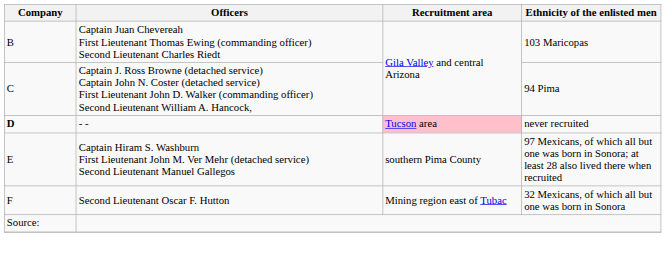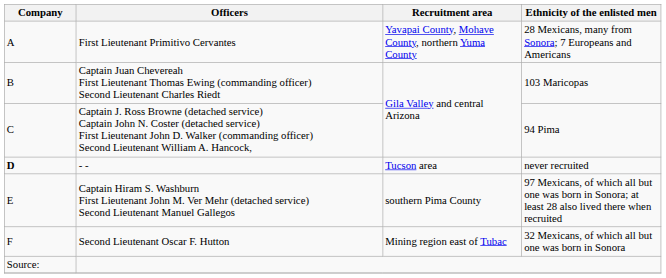+ row: (157, 42)
(411, 124) pink background -> (411, 165) no background
